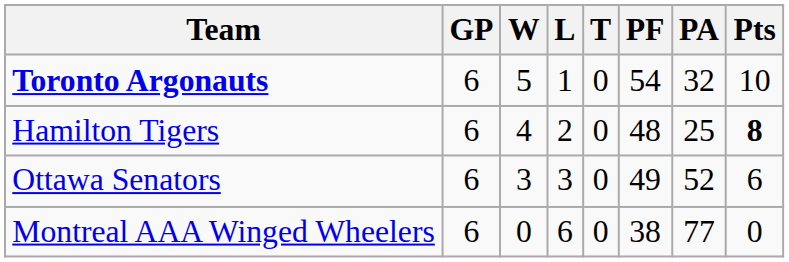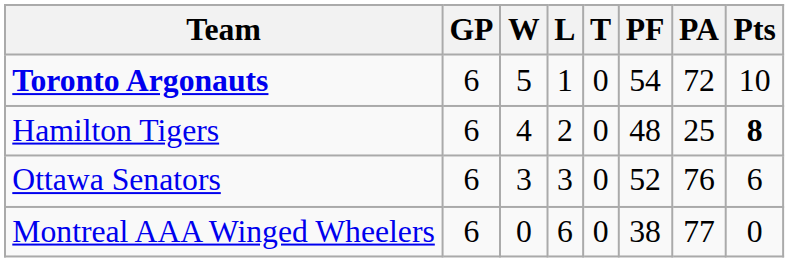(699, 79) 32 -> (699, 79) 72
(645, 180) 49 -> (645, 180) 52
(699, 180) 52 -> (699, 180) 76
